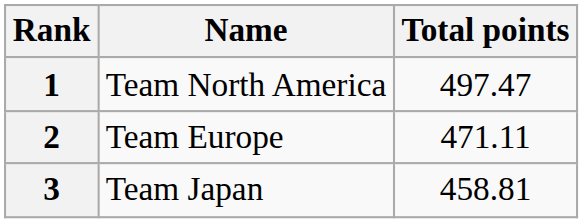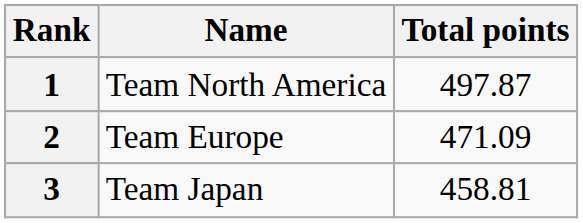(486, 83) 497.47 -> (486, 83) 497.87
(486, 136) 471.11 -> (486, 136) 471.09
